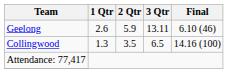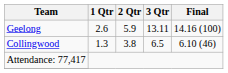(197, 28) 6.10 (46) -> (197, 28) 14.16 (100)
(130, 44) 3.5 -> (130, 44) 3.8
(197, 44) 14.16 (100) -> (197, 44) 6.10 (46)
